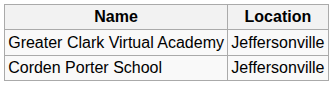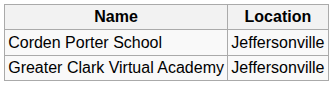rows swapped: (85, 67) <-> (116, 42)
